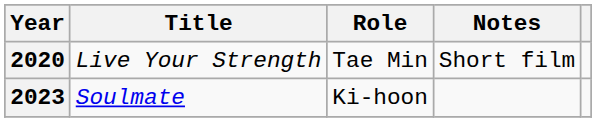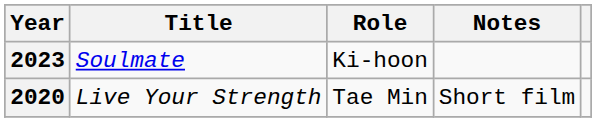rows swapped: (38, 60) <-> (38, 98)
